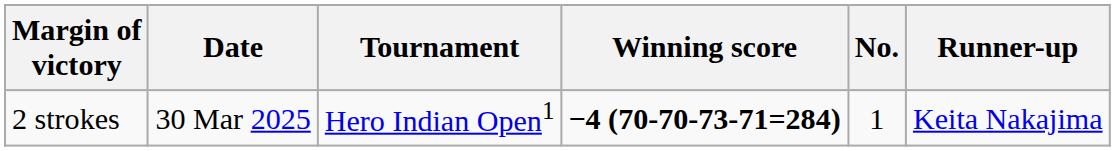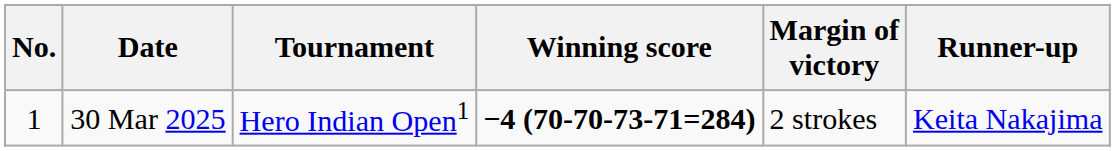columns swapped: (877, 47) <-> (77, 47)
